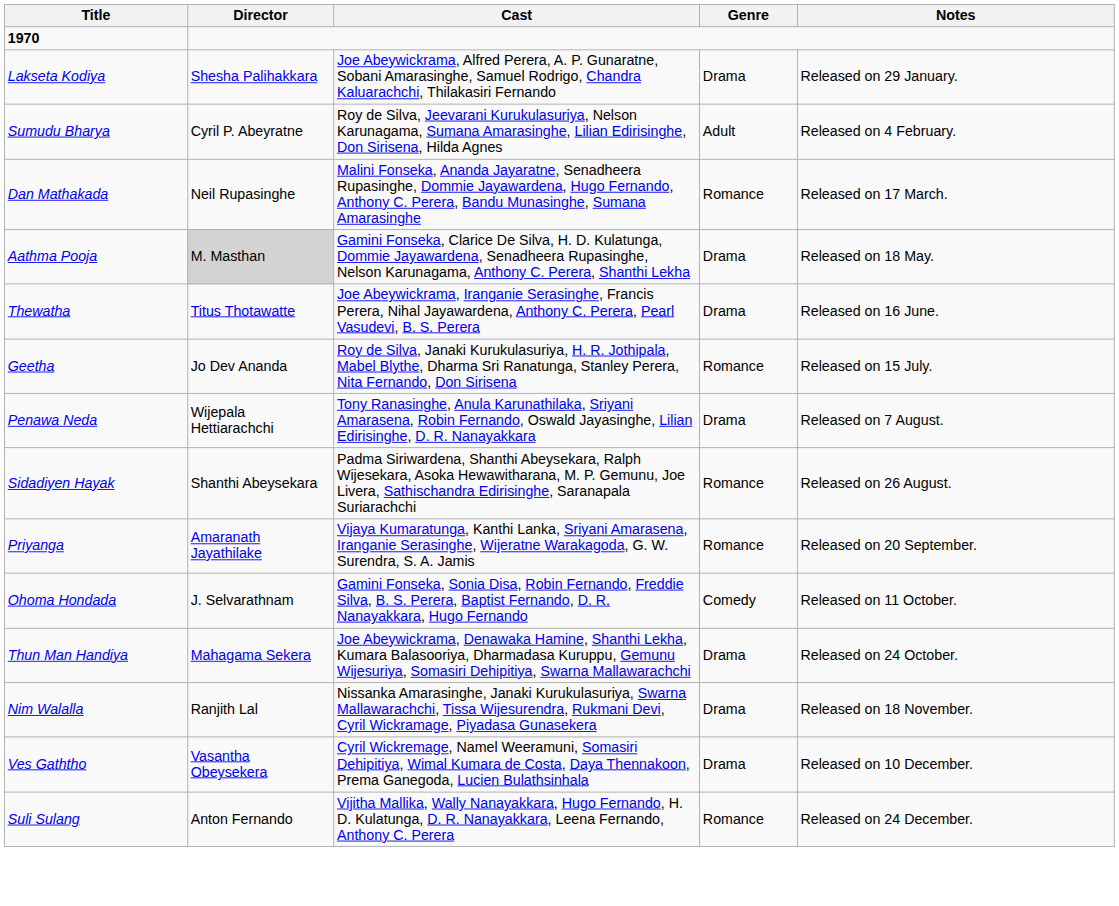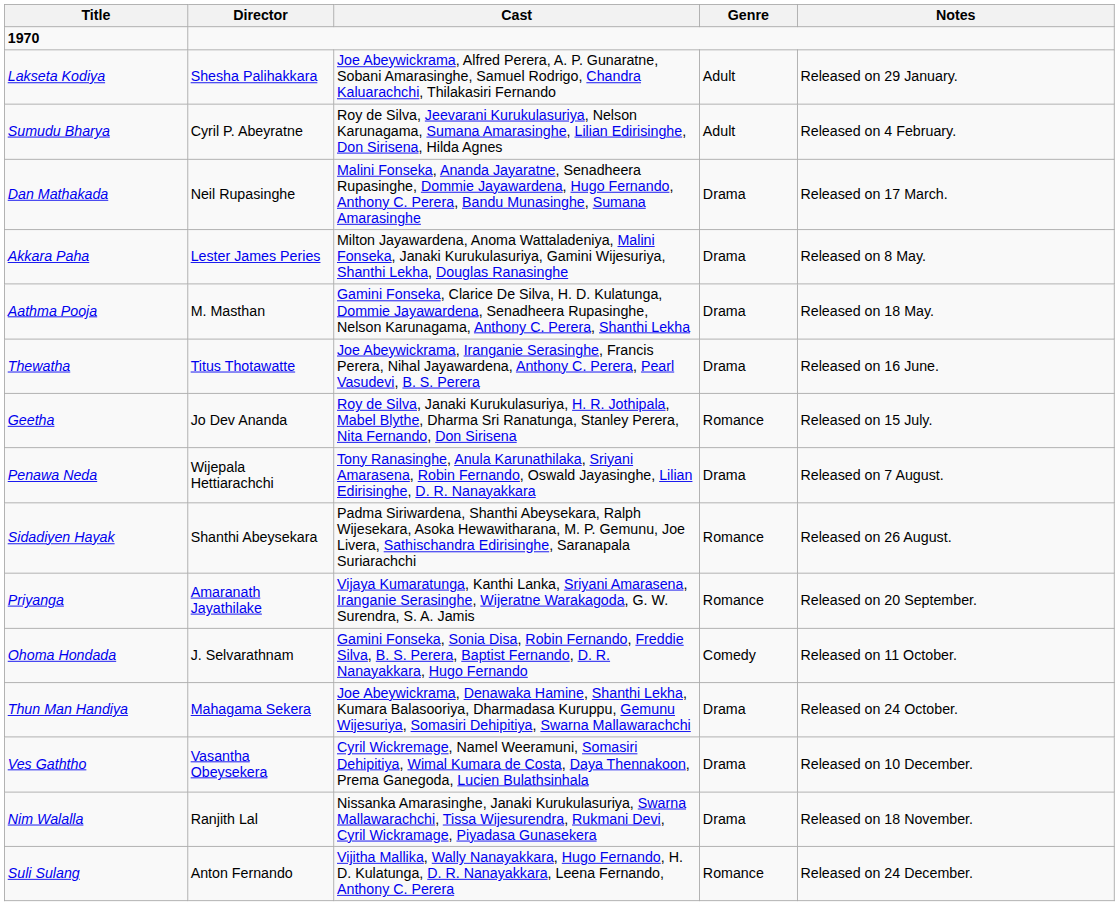(724, 76) Drama -> (719, 76) Adult
(733, 194) Romance -> (724, 194) Drama
+ row: (48, 256)
(228, 256) lightgrey background -> (228, 311) no background
rows swapped: (46, 709) <-> (47, 764)
